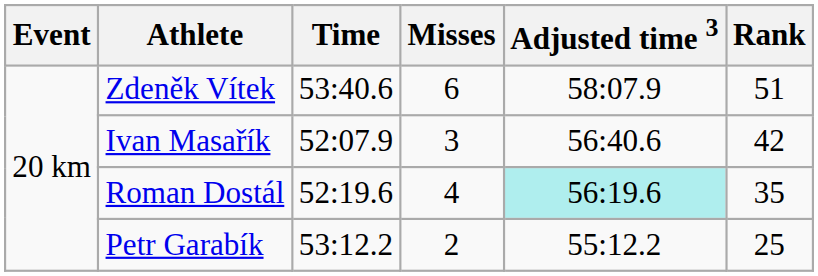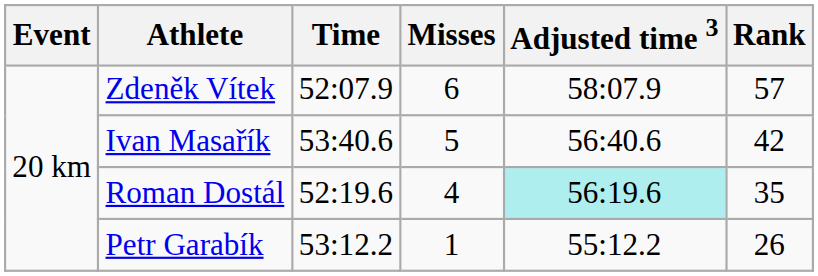(346, 90) 53:40.6 -> (346, 90) 52:07.9
(769, 90) 51 -> (769, 90) 57
(346, 141) 52:07.9 -> (346, 141) 53:40.6
(452, 141) 3 -> (452, 141) 5
(452, 243) 2 -> (452, 243) 1
(769, 243) 25 -> (769, 243) 26
